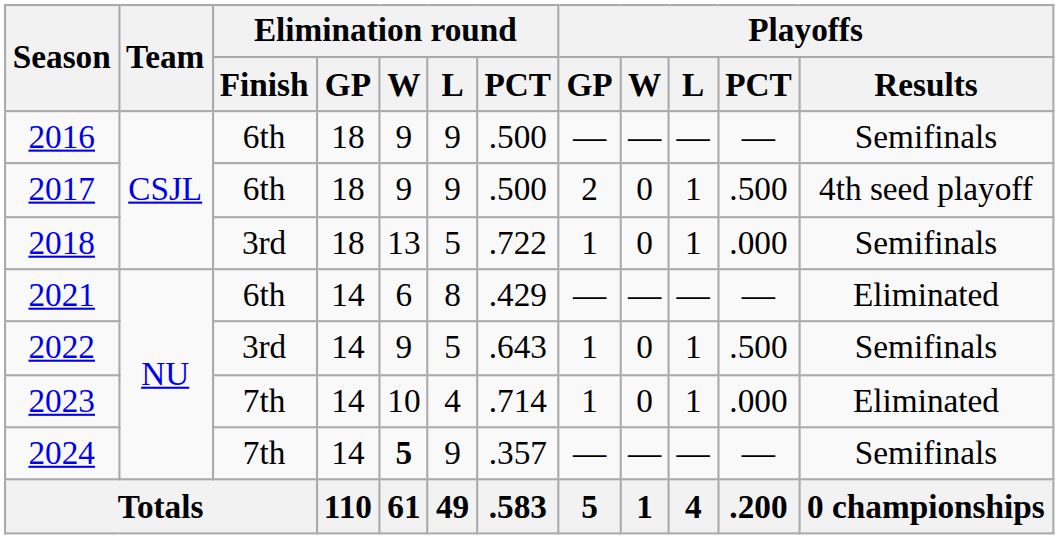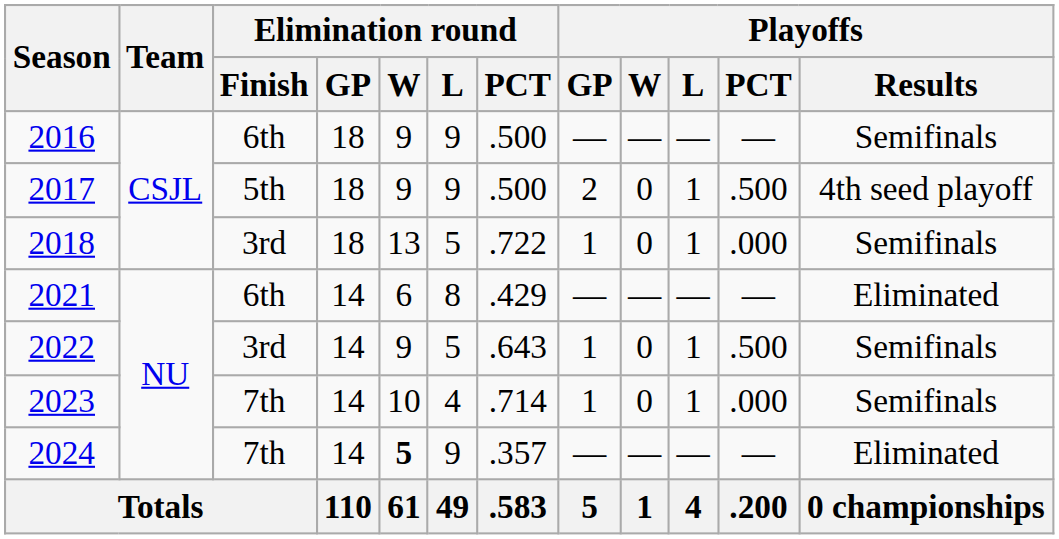(264, 189) 6th -> (264, 189) 5th
(926, 400) Eliminated -> (926, 400) Semifinals
(926, 453) Semifinals -> (926, 453) Eliminated
